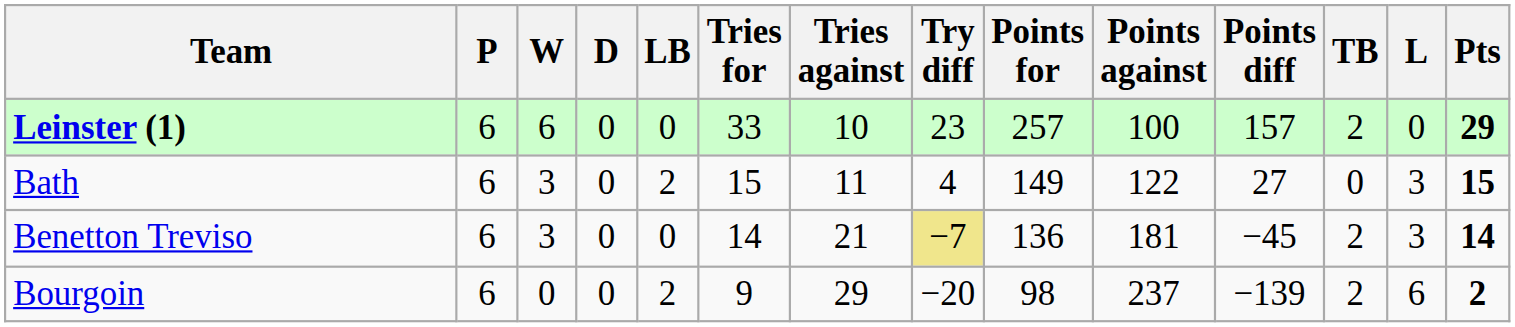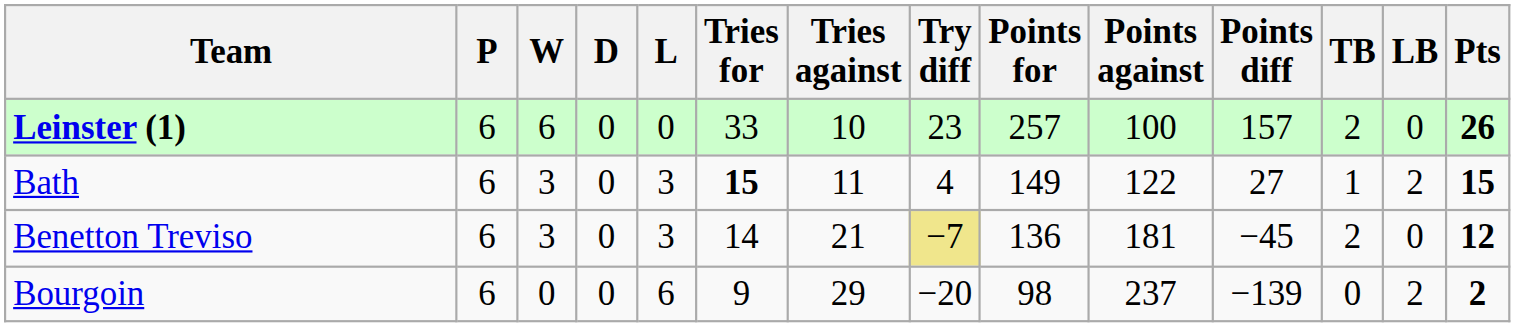columns swapped: (1416, 51) <-> (668, 51)
(1478, 126) 29 -> (1478, 126) 26
(744, 182) normal -> (741, 182) bold
(1355, 182) 0 -> (1352, 182) 1
(1478, 237) 14 -> (1478, 237) 12
(1355, 292) 2 -> (1352, 292) 0
